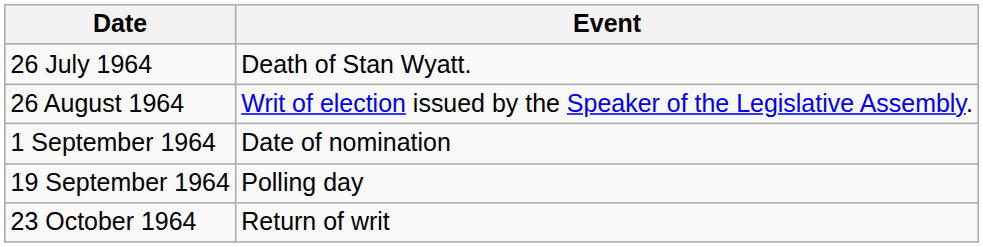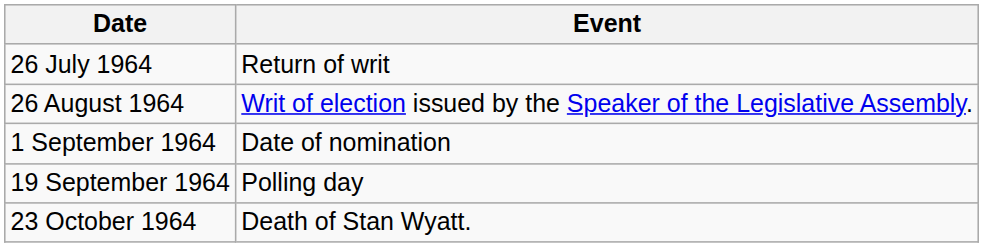(356, 63) Death of Stan Wyatt. -> (316, 63) Return of writ
(316, 222) Return of writ -> (356, 222) Death of Stan Wyatt.
